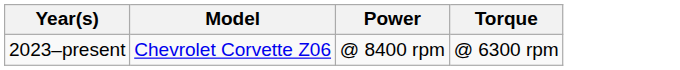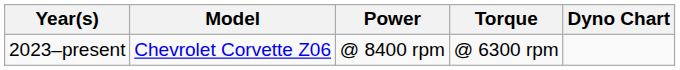+ column: (619, 19)
